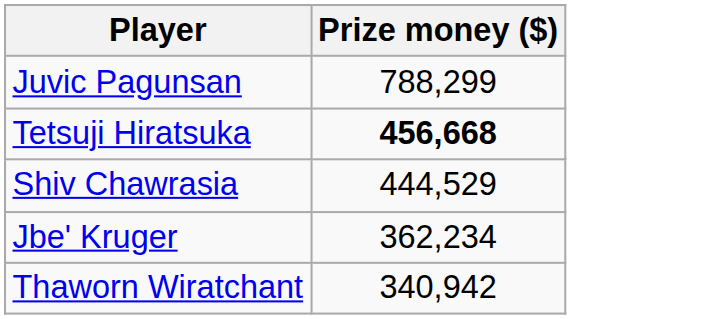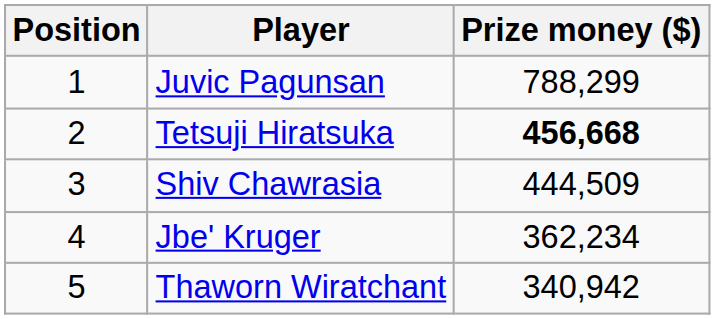+ column: (77, 30)
(438, 184) 444,529 -> (581, 184) 444,509
